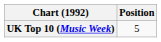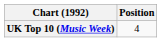(137, 28) 5 -> (137, 28) 4
